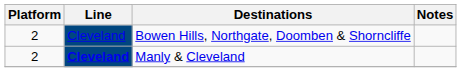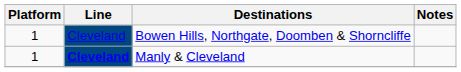(35, 35) 2 -> (35, 35) 1
(35, 56) 2 -> (35, 56) 1
